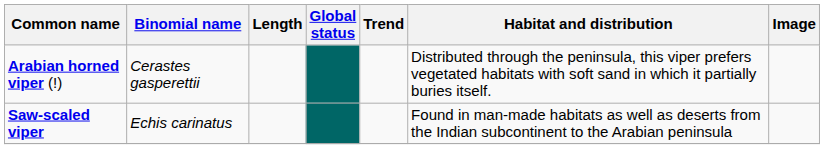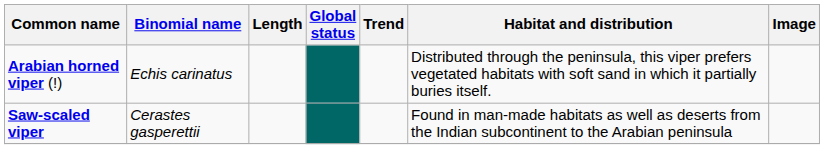(165, 74) Cerastes gasperettii -> (181, 74) Echis carinatus
(181, 123) Echis carinatus -> (165, 123) Cerastes gasperettii
